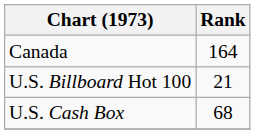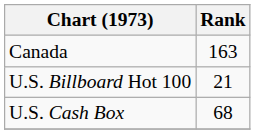(223, 50) 164 -> (223, 50) 163
